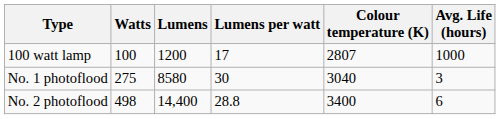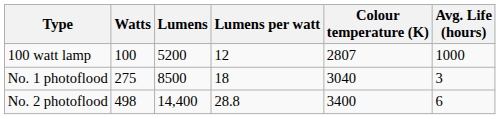(172, 55) 1200 -> (172, 55) 5200
(222, 55) 17 -> (222, 55) 12
(172, 78) 8580 -> (172, 78) 8500
(222, 78) 30 -> (222, 78) 18
